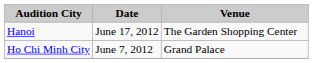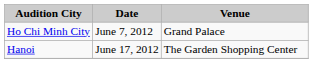rows swapped: (48, 49) <-> (21, 31)
